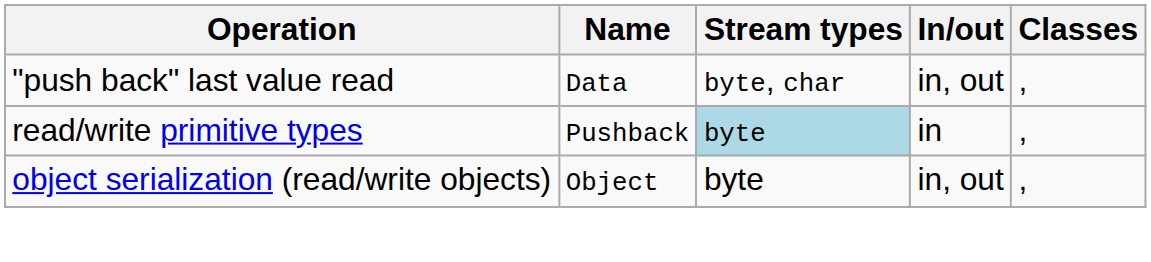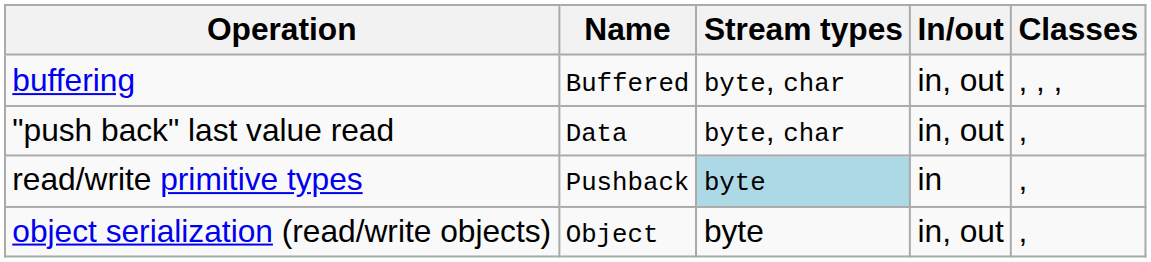+ row: (74, 79)
